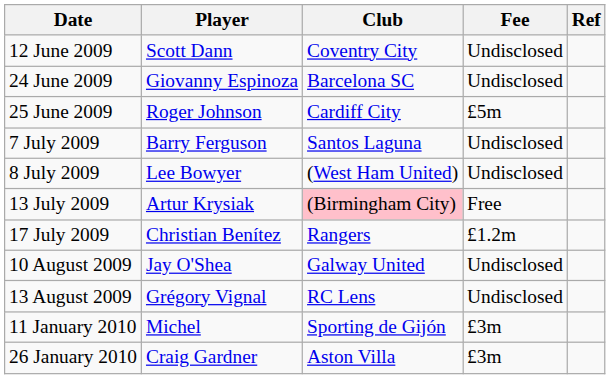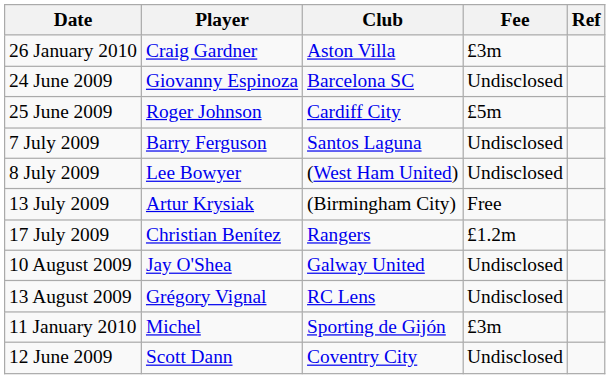rows swapped: (61, 50) <-> (73, 357)
(382, 204) pink background -> (382, 204) no background
